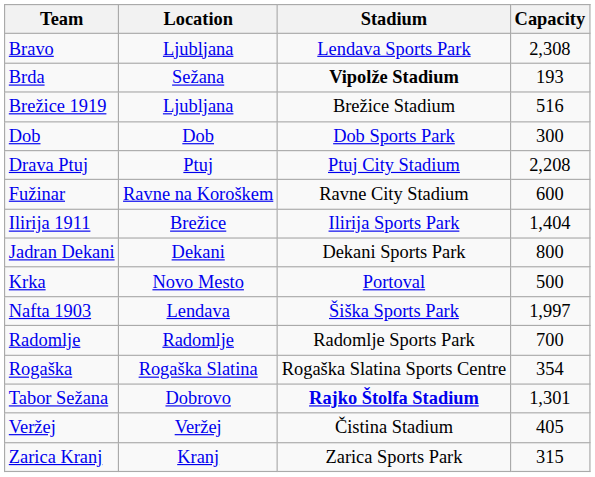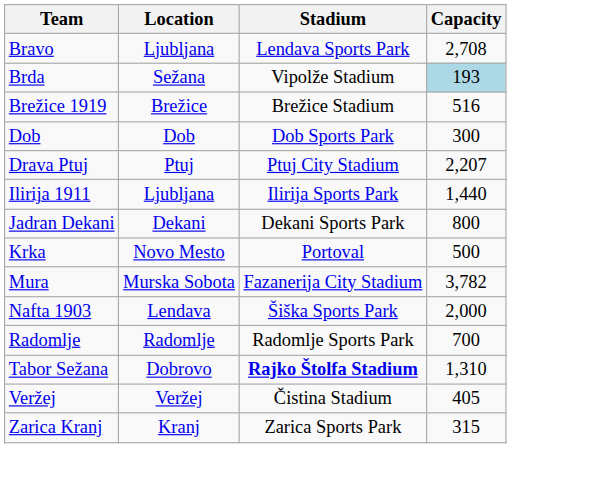(550, 48) 2,308 -> (466, 48) 2,708
(394, 77) bold -> (333, 77) normal
(550, 77) no background -> (466, 77) lightblue background
(198, 106) Ljubljana -> (179, 106) Brežice
(550, 164) 2,208 -> (466, 164) 2,207
- row: (37, 194)
(198, 223) Brežice -> (179, 194) Ljubljana
(550, 223) 1,404 -> (466, 194) 1,440
+ row: (29, 281)
(550, 310) 1,997 -> (466, 310) 2,000
- row: (41, 369)
(550, 398) 1,301 -> (466, 369) 1,310
